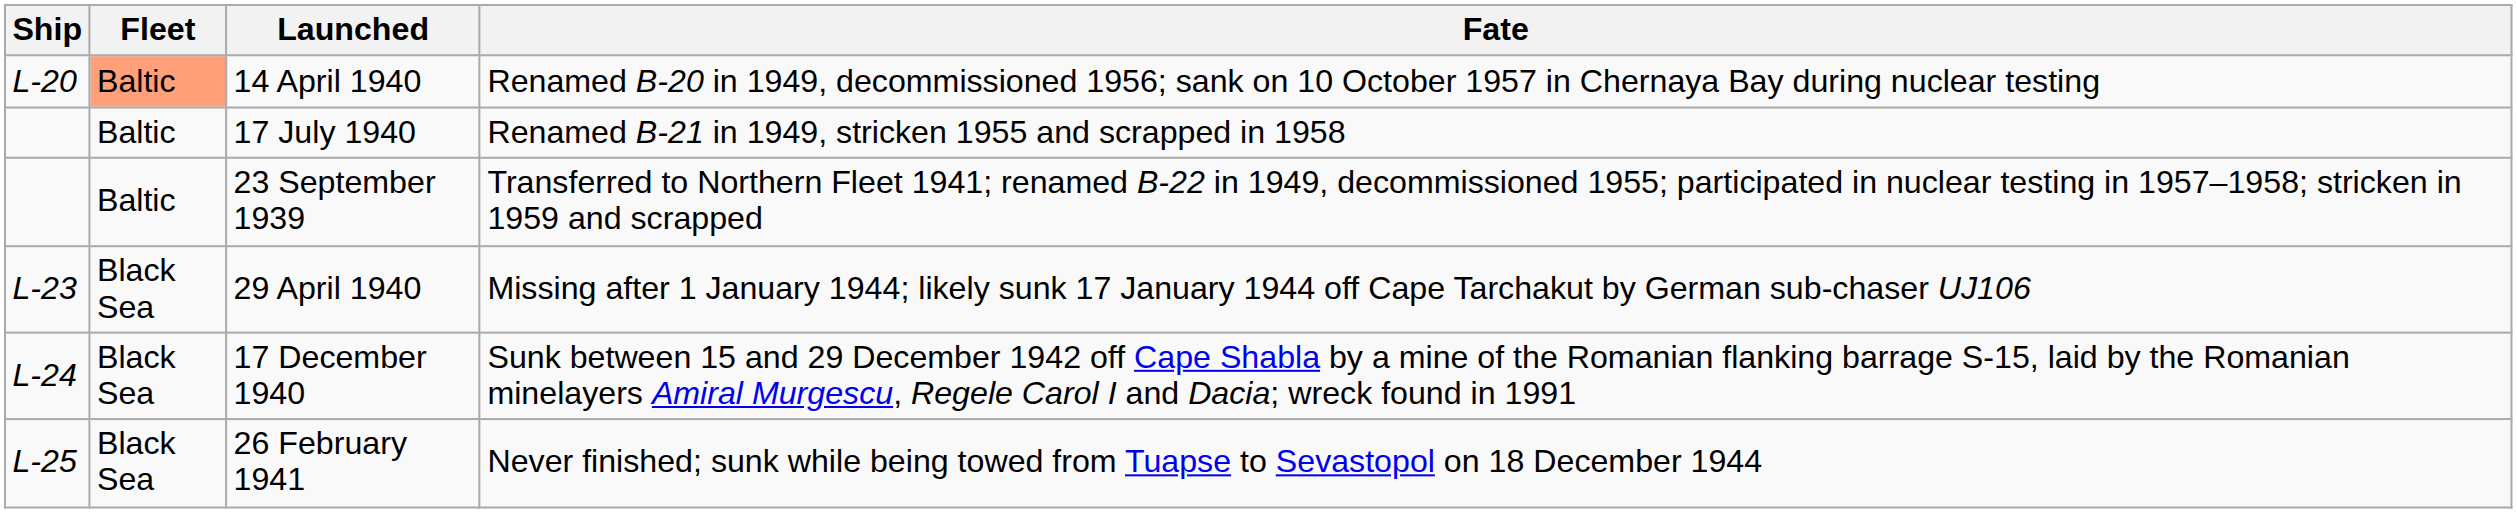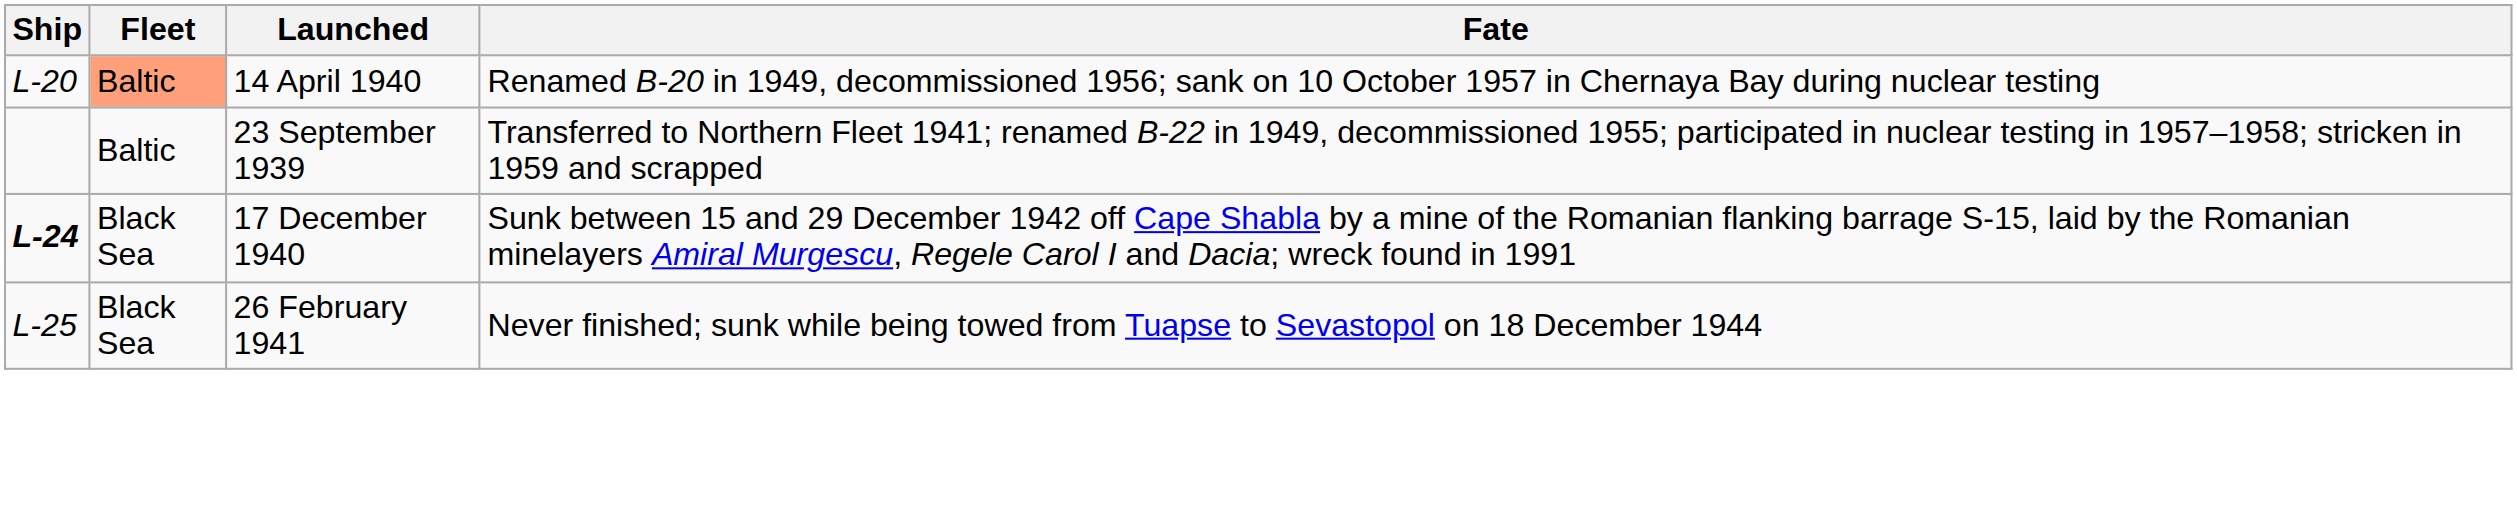- row: (325, 132)
- row: (327, 288)
(45, 375) normal -> (45, 237) bold
